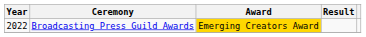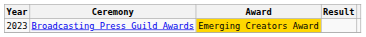(17, 26) 2022 -> (17, 26) 2023
